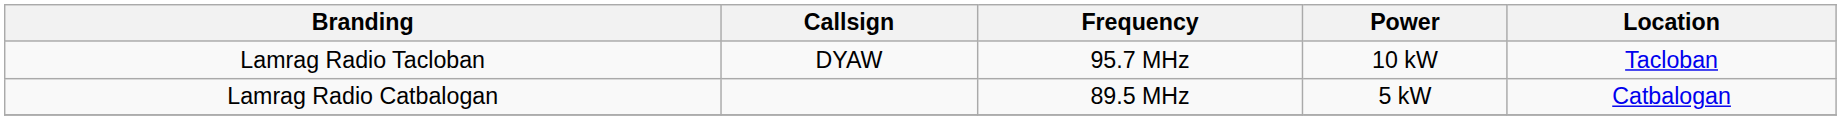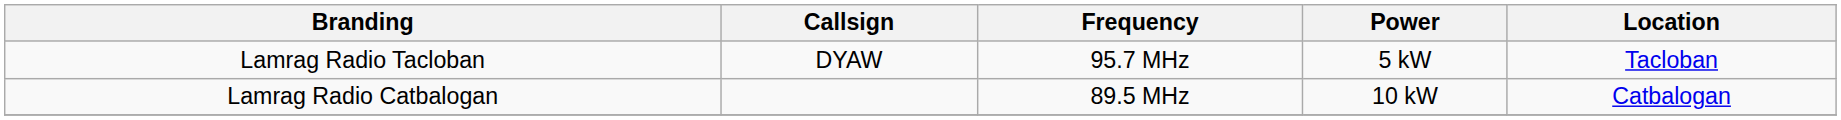(1405, 59) 10 kW -> (1405, 59) 5 kW
(1405, 96) 5 kW -> (1405, 96) 10 kW
